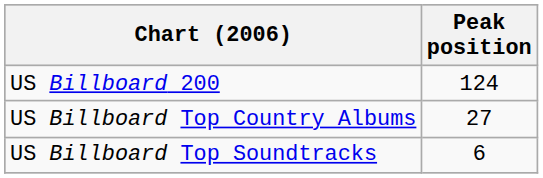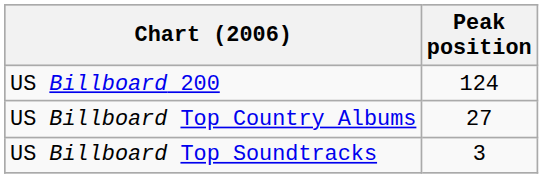(479, 155) 6 -> (479, 155) 3
